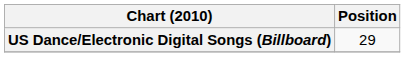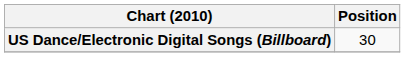(367, 39) 29 -> (367, 39) 30
